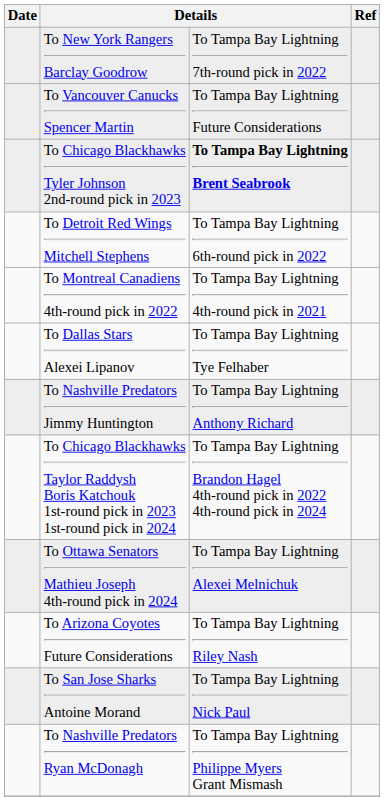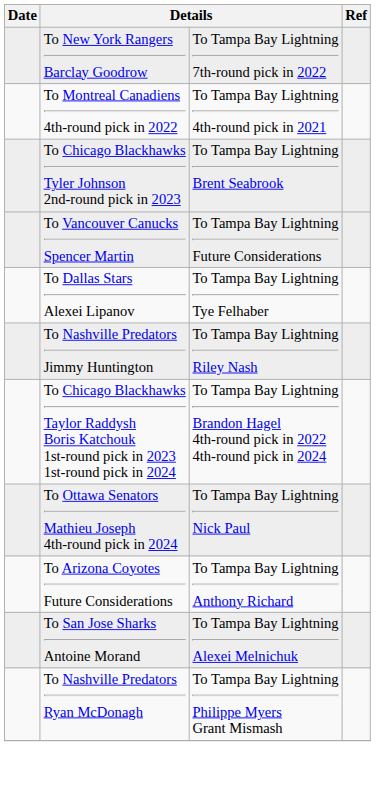rows swapped: (115, 295) <-> (115, 111)
(270, 167) bold -> (266, 167) normal
- row: (115, 239)
(270, 407) To Tampa Bay Lightning Anthony Richard -> (266, 351) To Tampa Bay Lightning Riley Nash
(270, 567) To Tampa Bay Lightning Alexei Melnichuk -> (266, 511) To Tampa Bay Lightning Nick Paul
(270, 640) To Tampa Bay Lightning Riley Nash -> (266, 584) To Tampa Bay Lightning Anthony Richard
(270, 695) To Tampa Bay Lightning Nick Paul -> (266, 640) To Tampa Bay Lightning Alexei Melnichuk
